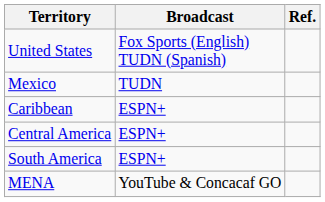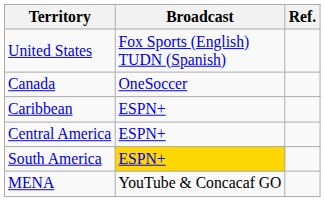- row: (32, 84)
+ row: (32, 84)
(142, 158) no background -> (142, 158) gold background
